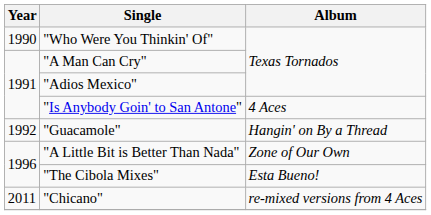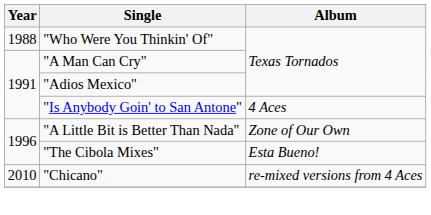(22, 38) 1990 -> (22, 38) 1988
- row: (82, 130)
(22, 198) 2011 -> (22, 175) 2010
